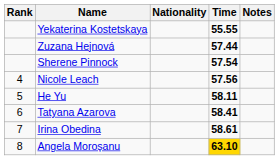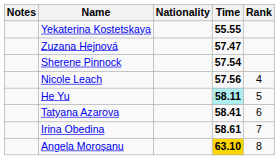columns swapped: (20, 12) <-> (257, 12)
(224, 46) 57.44 -> (228, 46) 57.47
(224, 96) no background -> (228, 96) paleturquoise background
